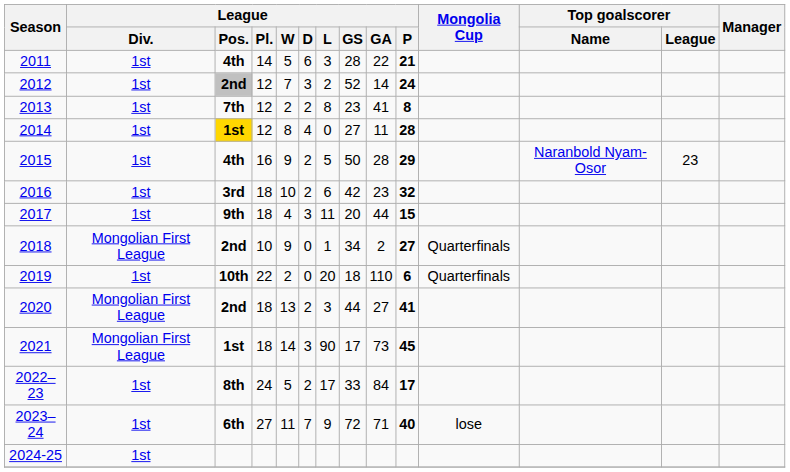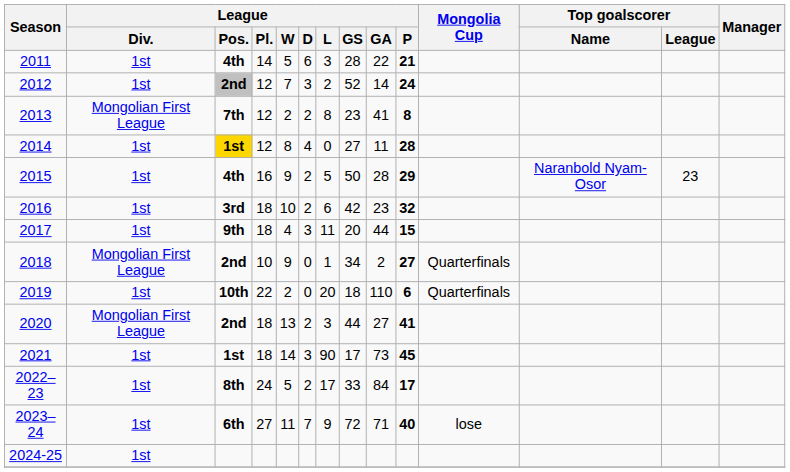(141, 107) 1st -> (141, 115) Mongolian First League
(141, 346) Mongolian First League -> (141, 354) 1st
